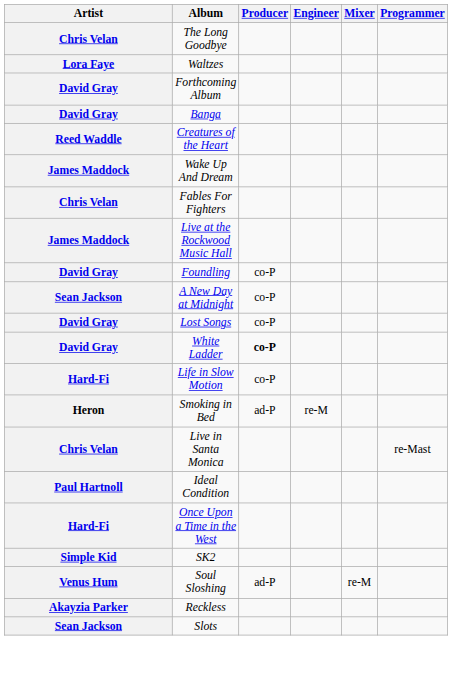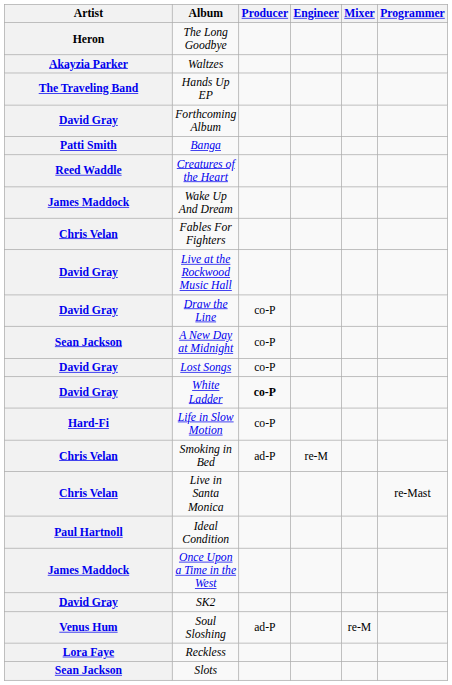(88, 38) Chris Velan -> (88, 38) Heron
(88, 63) Lora Faye -> (88, 63) Akayzia Parker
+ row: (206, 89)
(88, 114) David Gray -> (88, 145) Patti Smith
(88, 240) James Maddock -> (88, 272) David Gray
- row: (206, 272)
+ row: (206, 310)
(88, 411) Heron -> (88, 455) Chris Velan
(88, 525) Hard-Fi -> (88, 570) James Maddock
(88, 557) Simple Kid -> (88, 602) David Gray
(88, 607) Akayzia Parker -> (88, 652) Lora Faye
